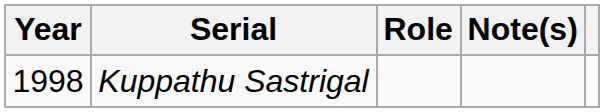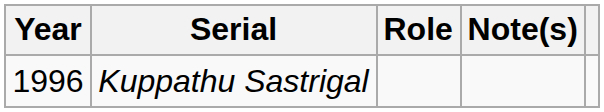(48, 80) 1998 -> (48, 80) 1996
